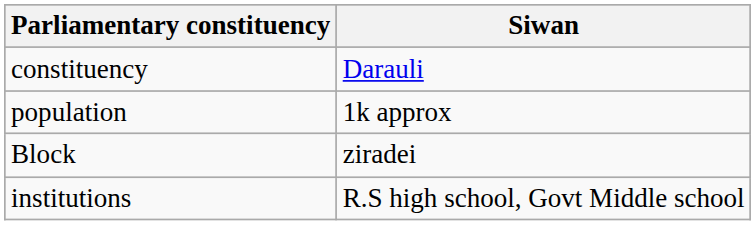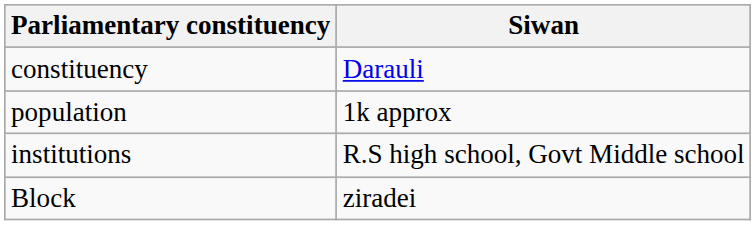rows swapped: (71, 197) <-> (43, 154)
